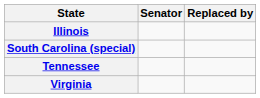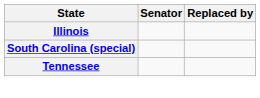- row: (71, 84)
